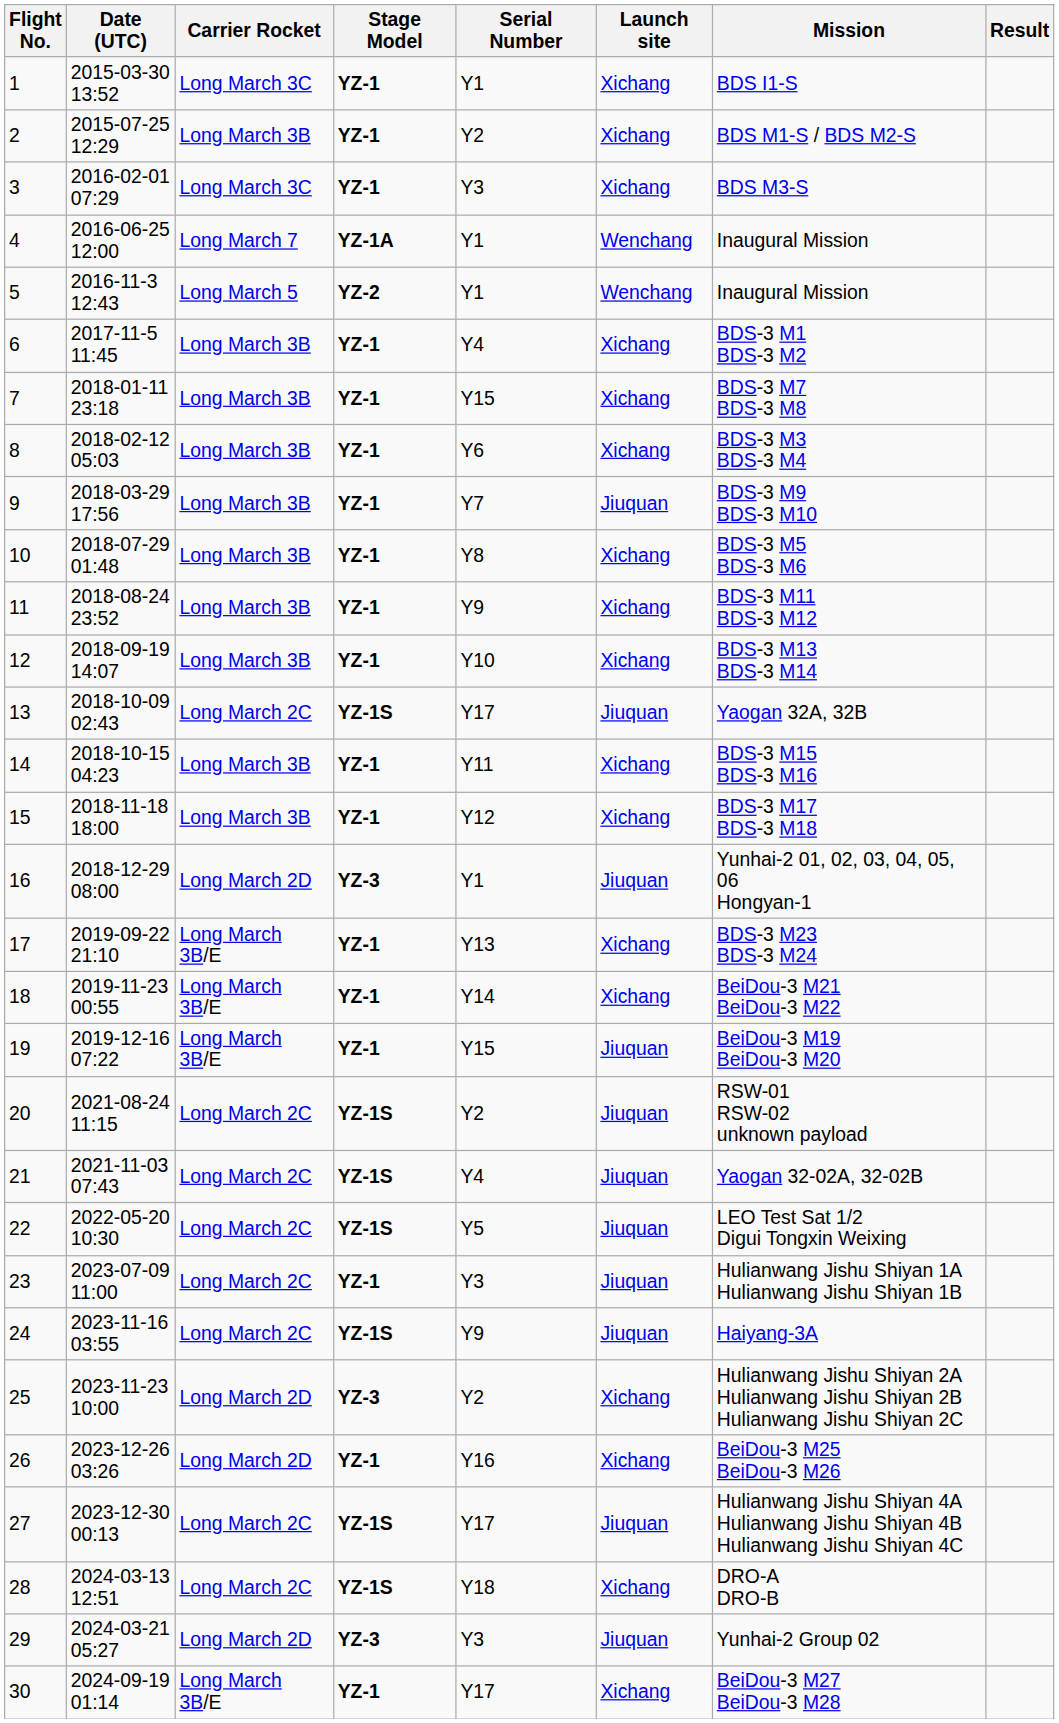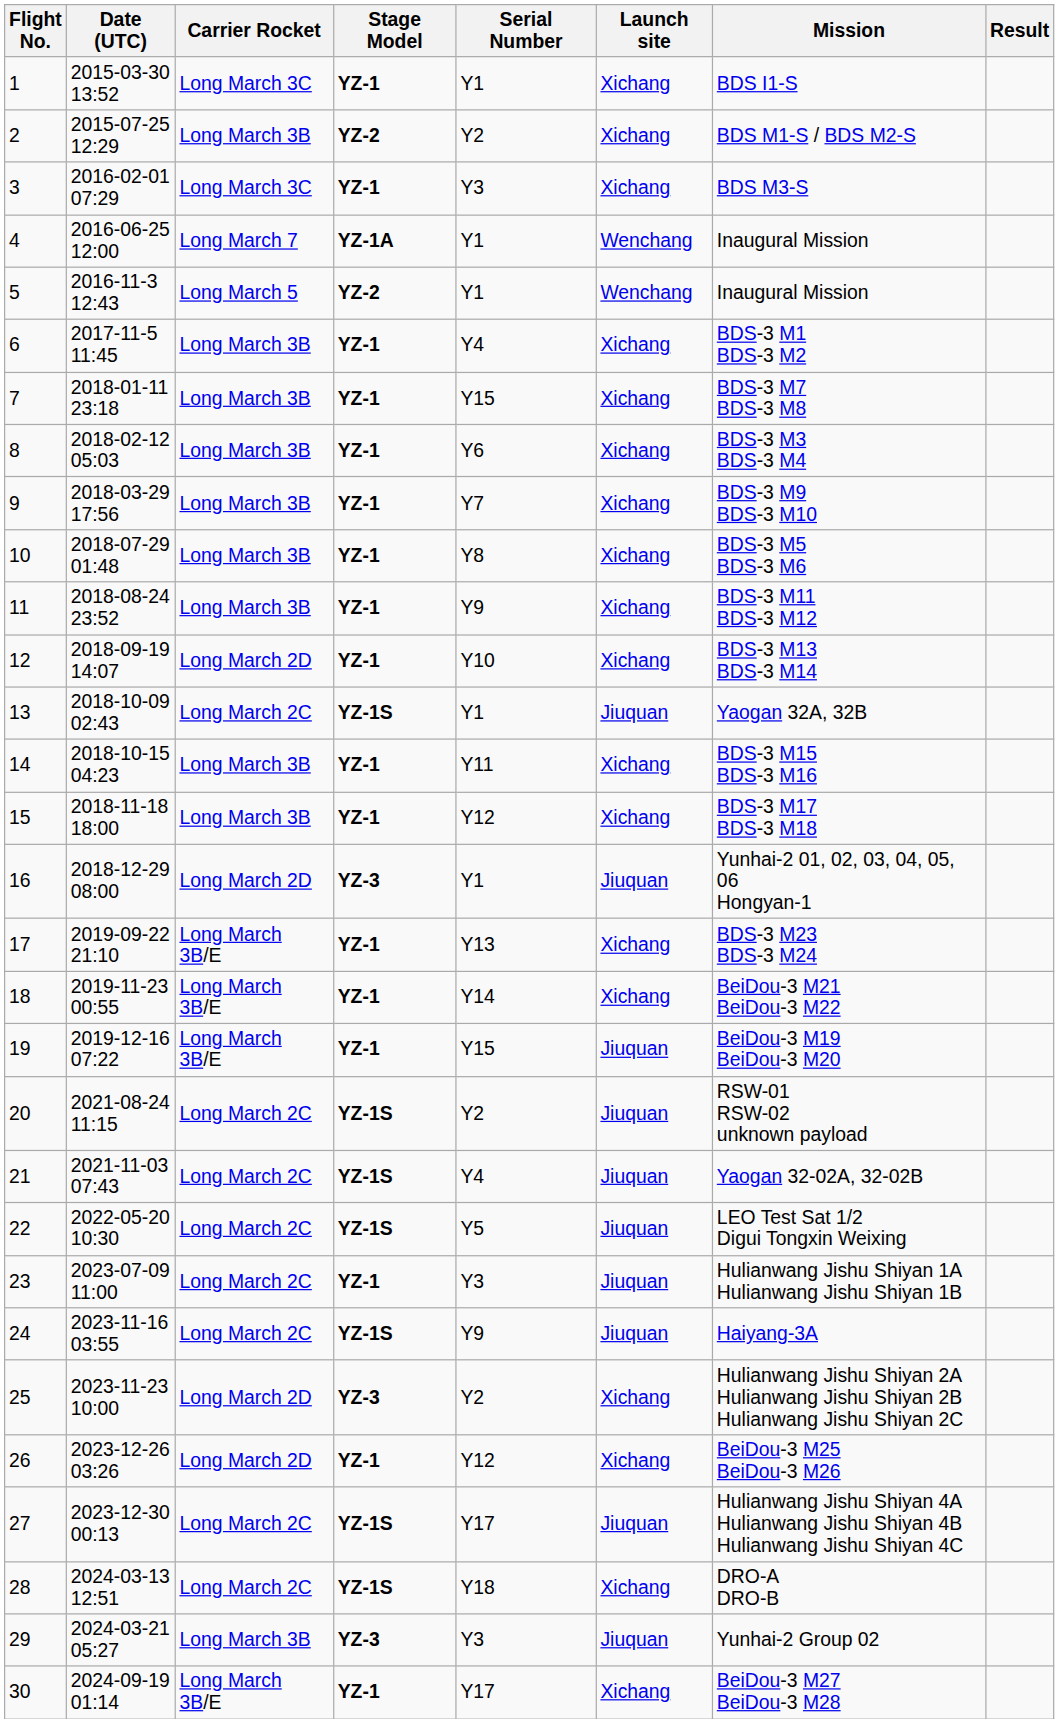(359, 135) YZ-1 -> (359, 135) YZ-2
(634, 503) Jiuquan -> (635, 503) Xichang
(245, 660) Long March 3B -> (246, 660) Long March 2D
(478, 713) Y17 -> (472, 713) Y1
(478, 1460) Y16 -> (478, 1460) Y12
(246, 1639) Long March 2D -> (245, 1639) Long March 3B
